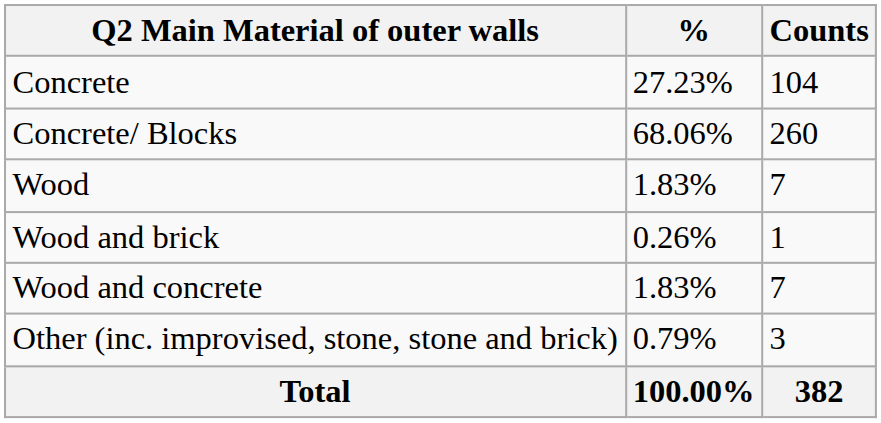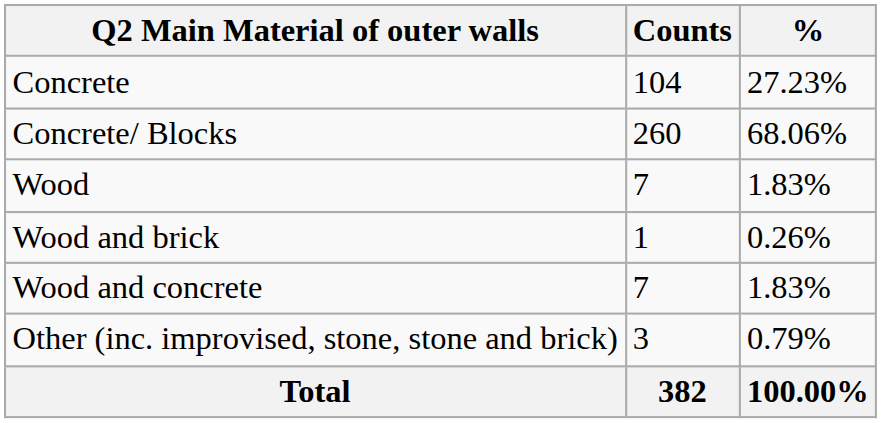columns swapped: (819, 30) <-> (694, 30)
